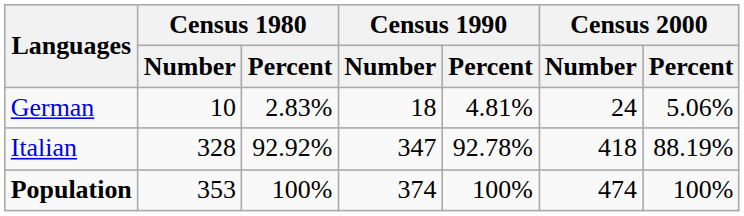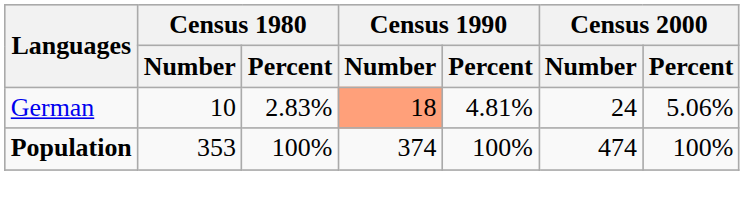(423, 107) no background -> (423, 107) lightsalmon background
- row: (44, 148)
